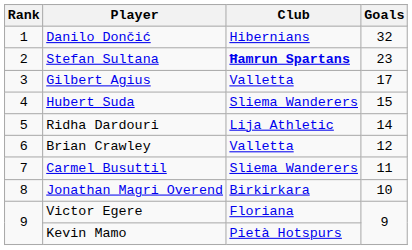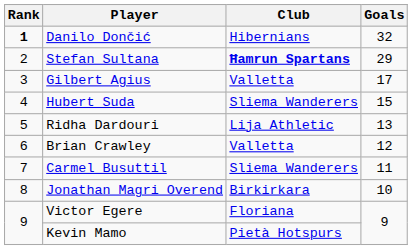(24, 37) normal -> (24, 37) bold
(384, 59) 23 -> (384, 59) 29
(384, 125) 14 -> (384, 125) 13
